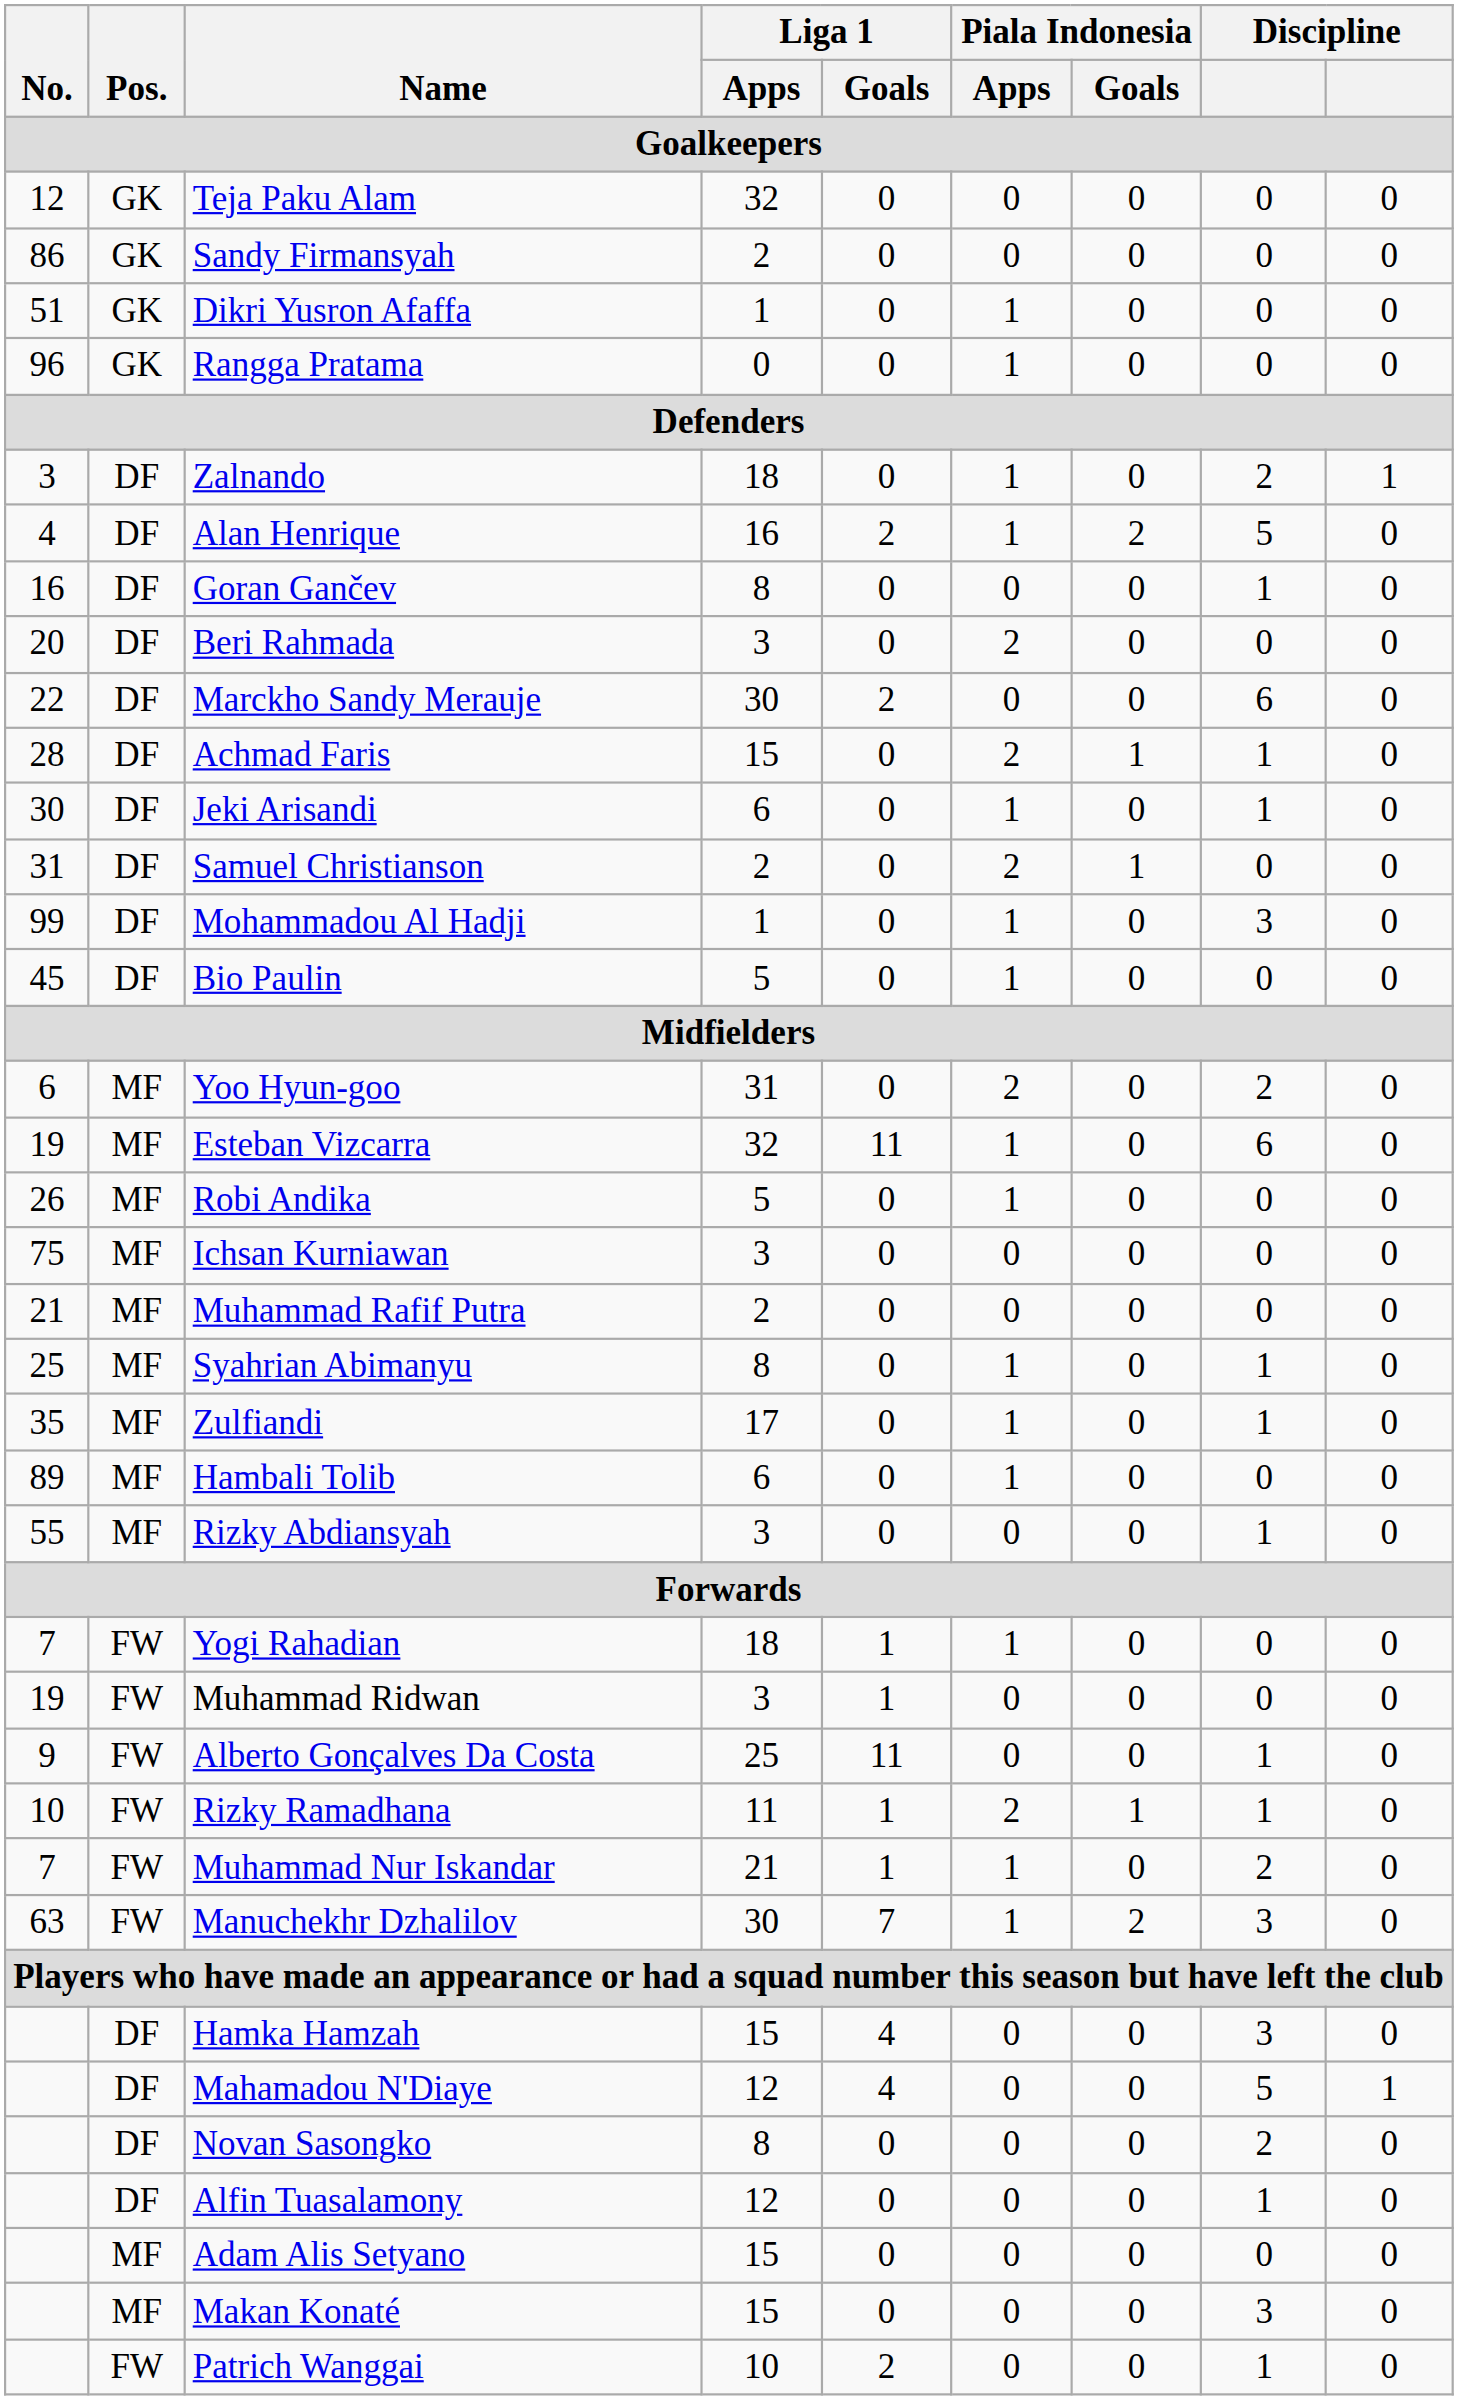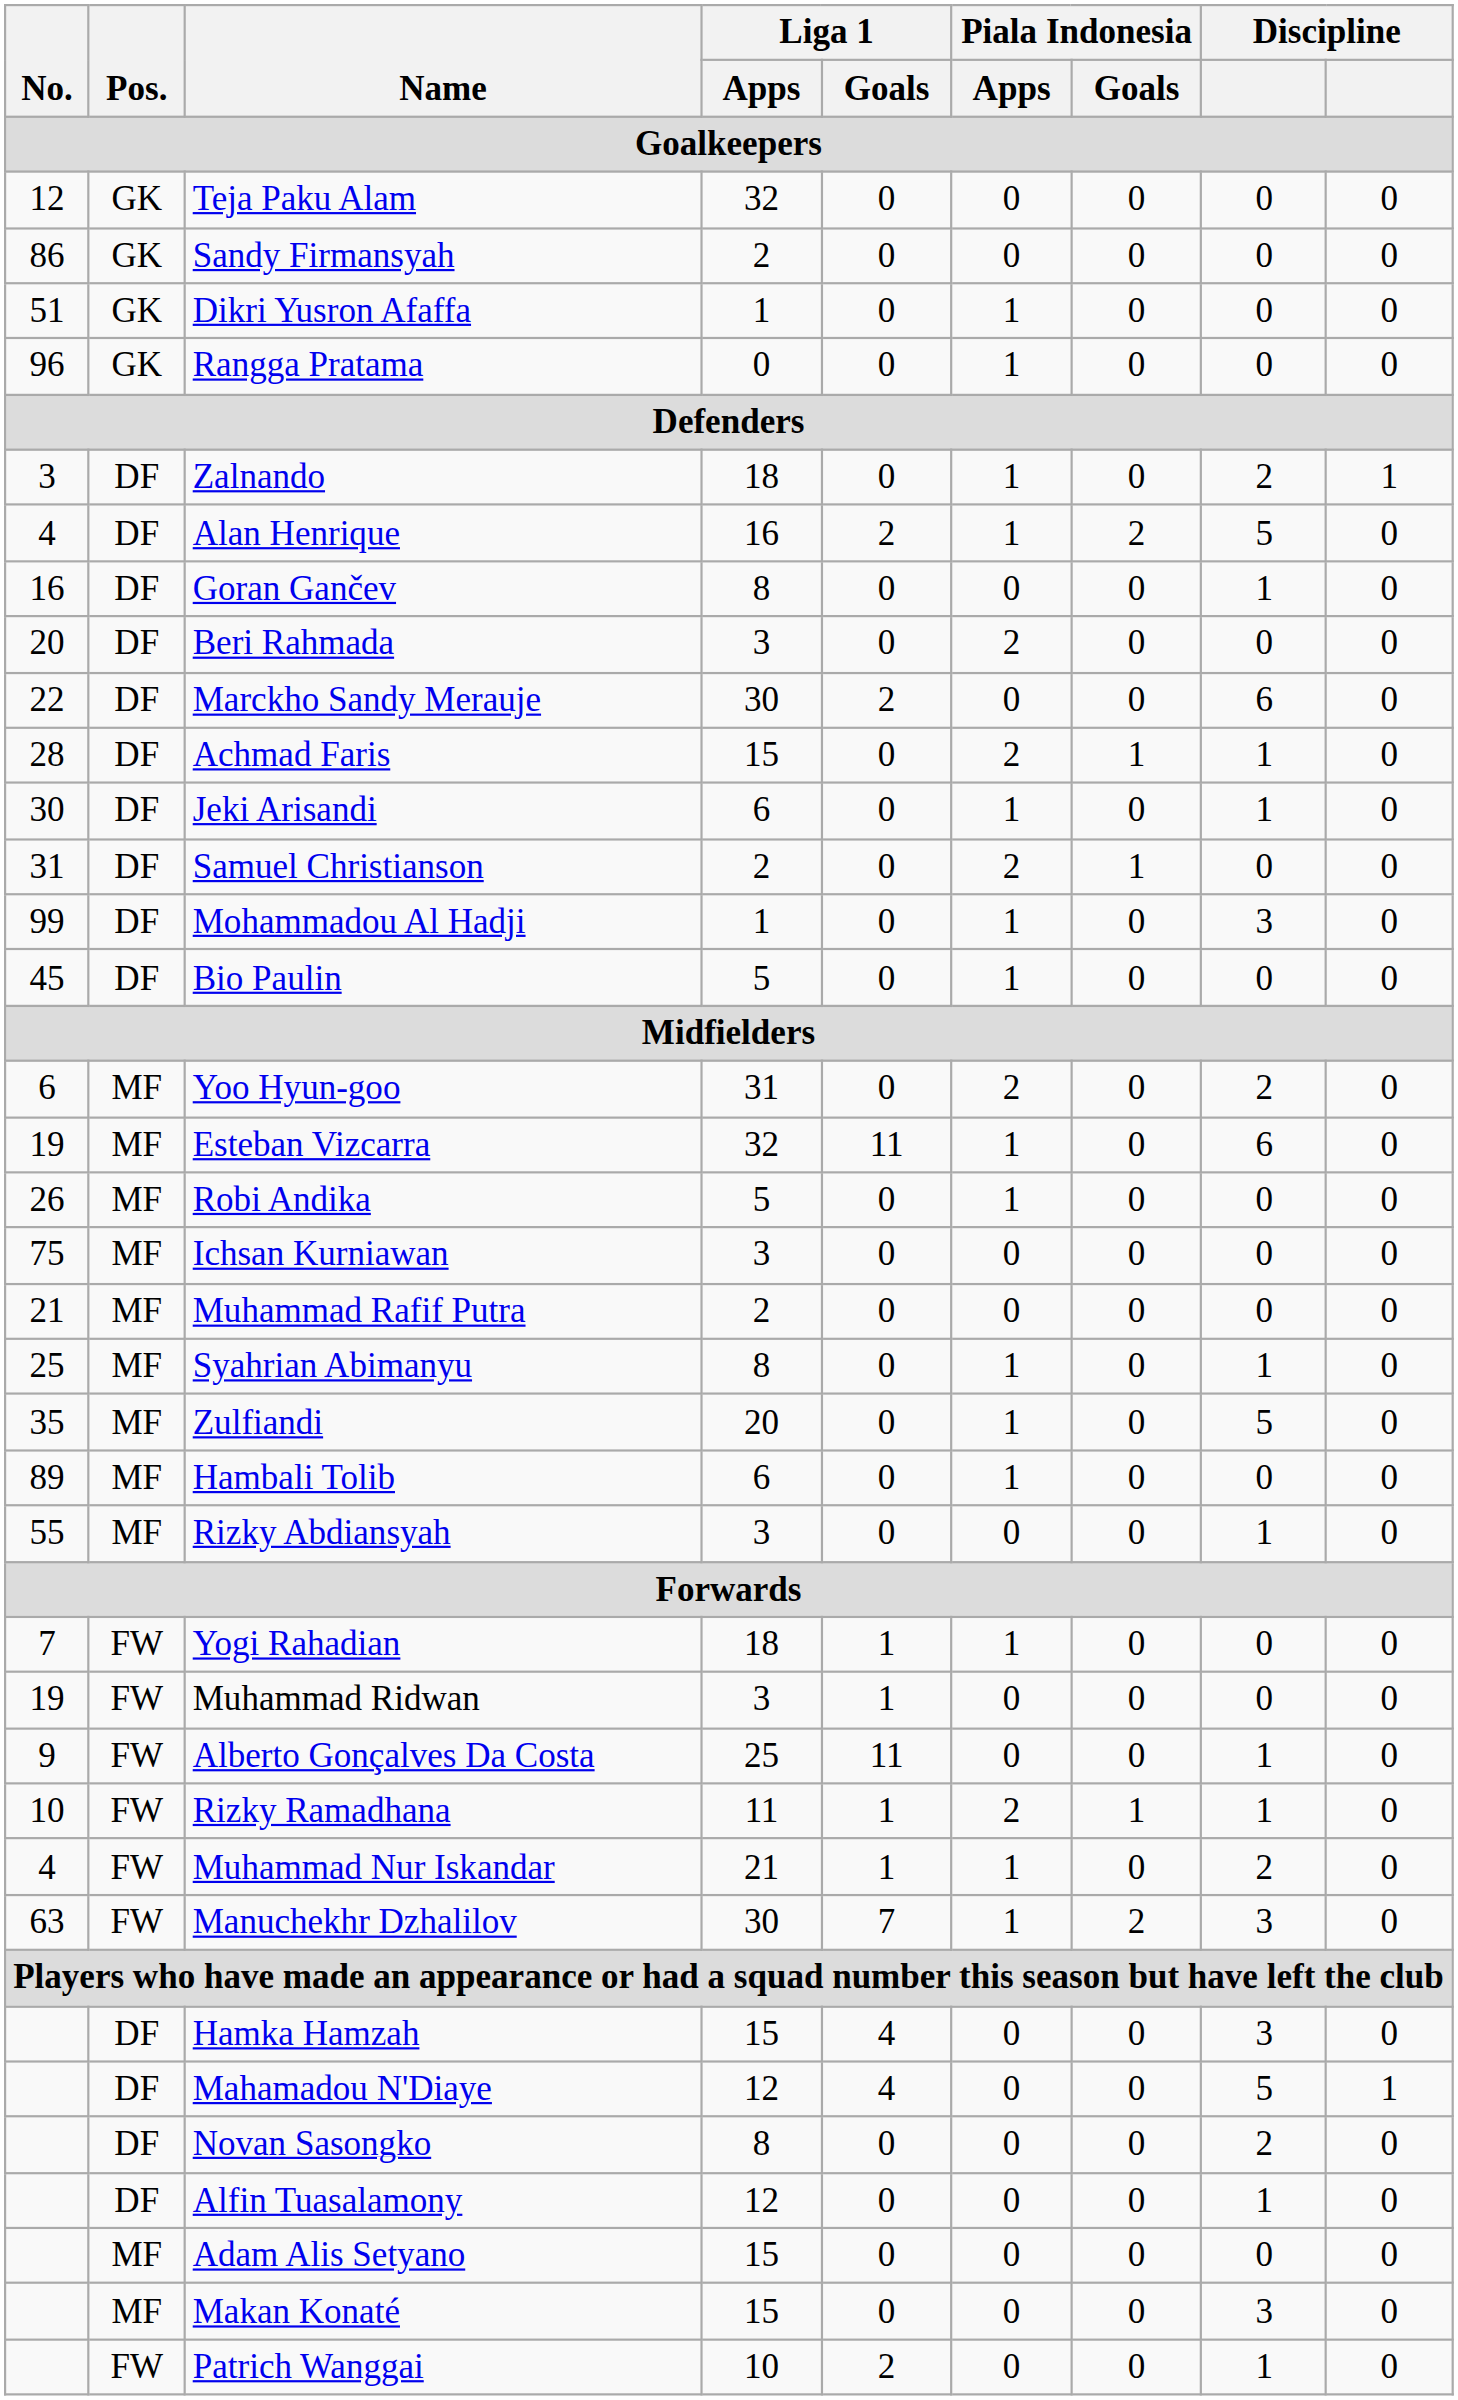(762, 1421) 17 -> (762, 1421) 20
(1264, 1421) 1 -> (1264, 1421) 5
(47, 1866) 7 -> (47, 1866) 4
